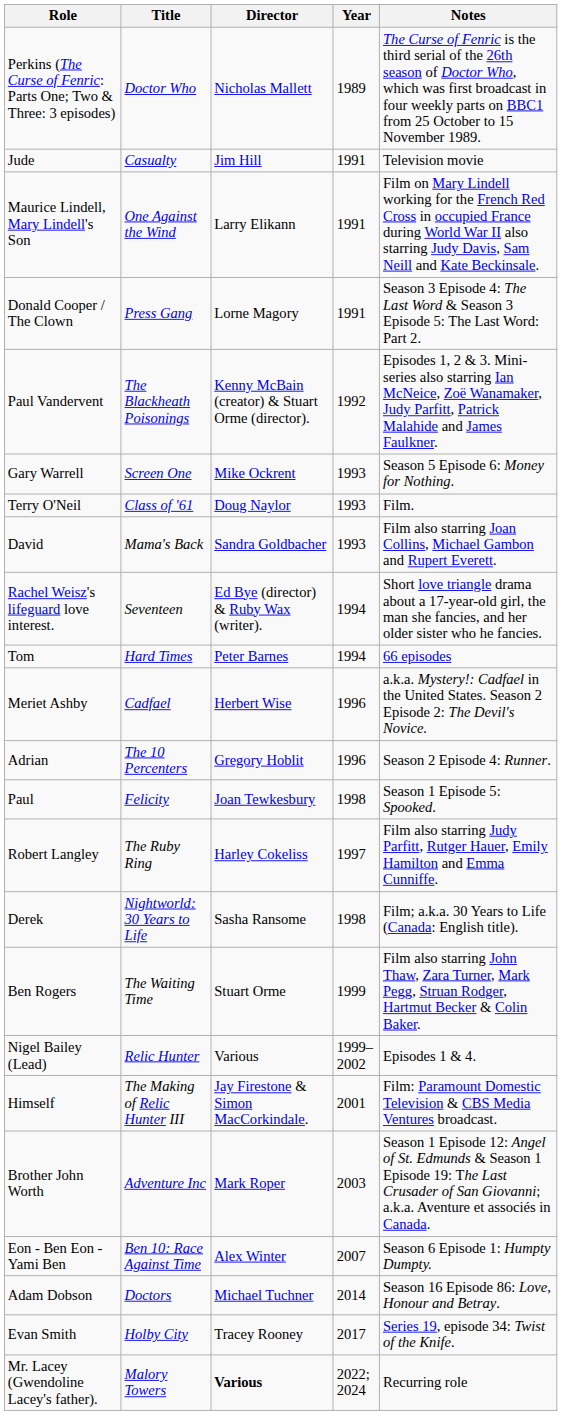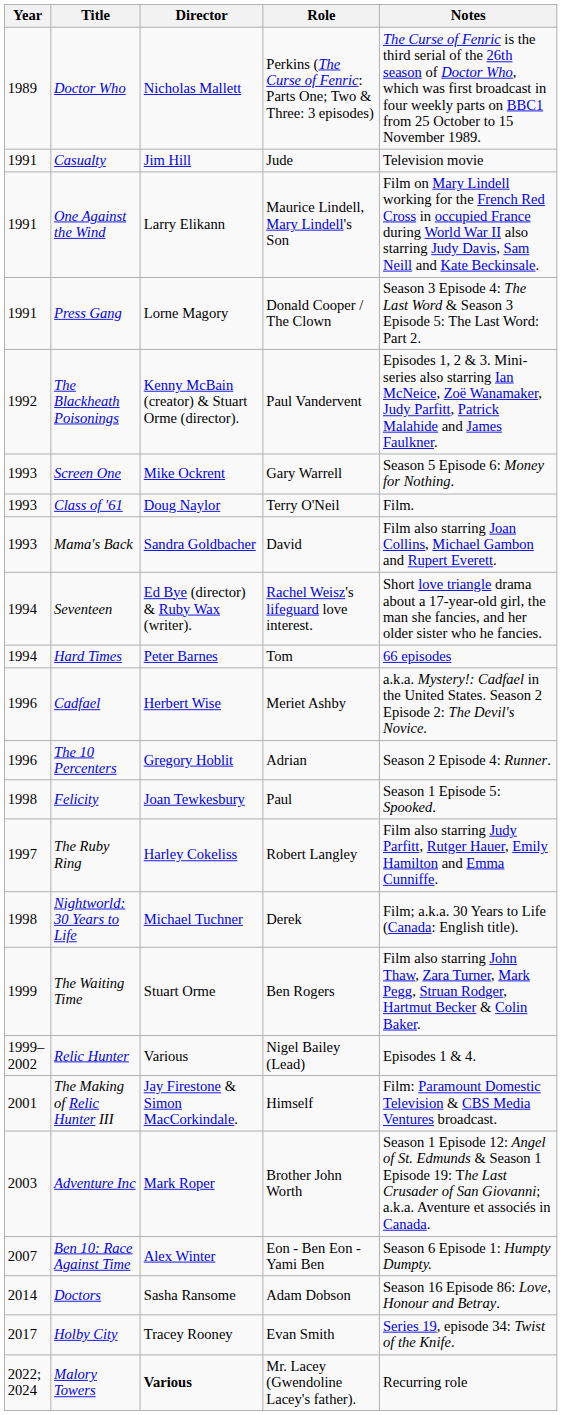columns swapped: (357, 16) <-> (63, 16)
(260, 919) Sasha Ransome -> (193, 919) Michael Tuchner
(264, 1295) Michael Tuchner -> (190, 1295) Sasha Ransome
